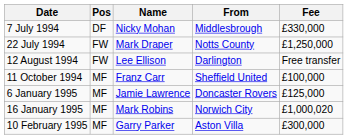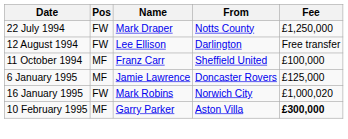- row: (33, 28)
(100, 110) MF -> (100, 93) FW
(303, 126) normal -> (303, 110) bold
